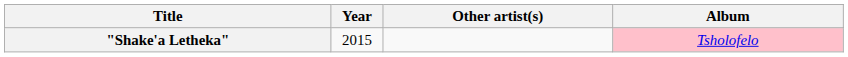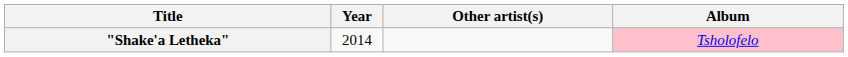(357, 39) 2015 -> (357, 39) 2014
